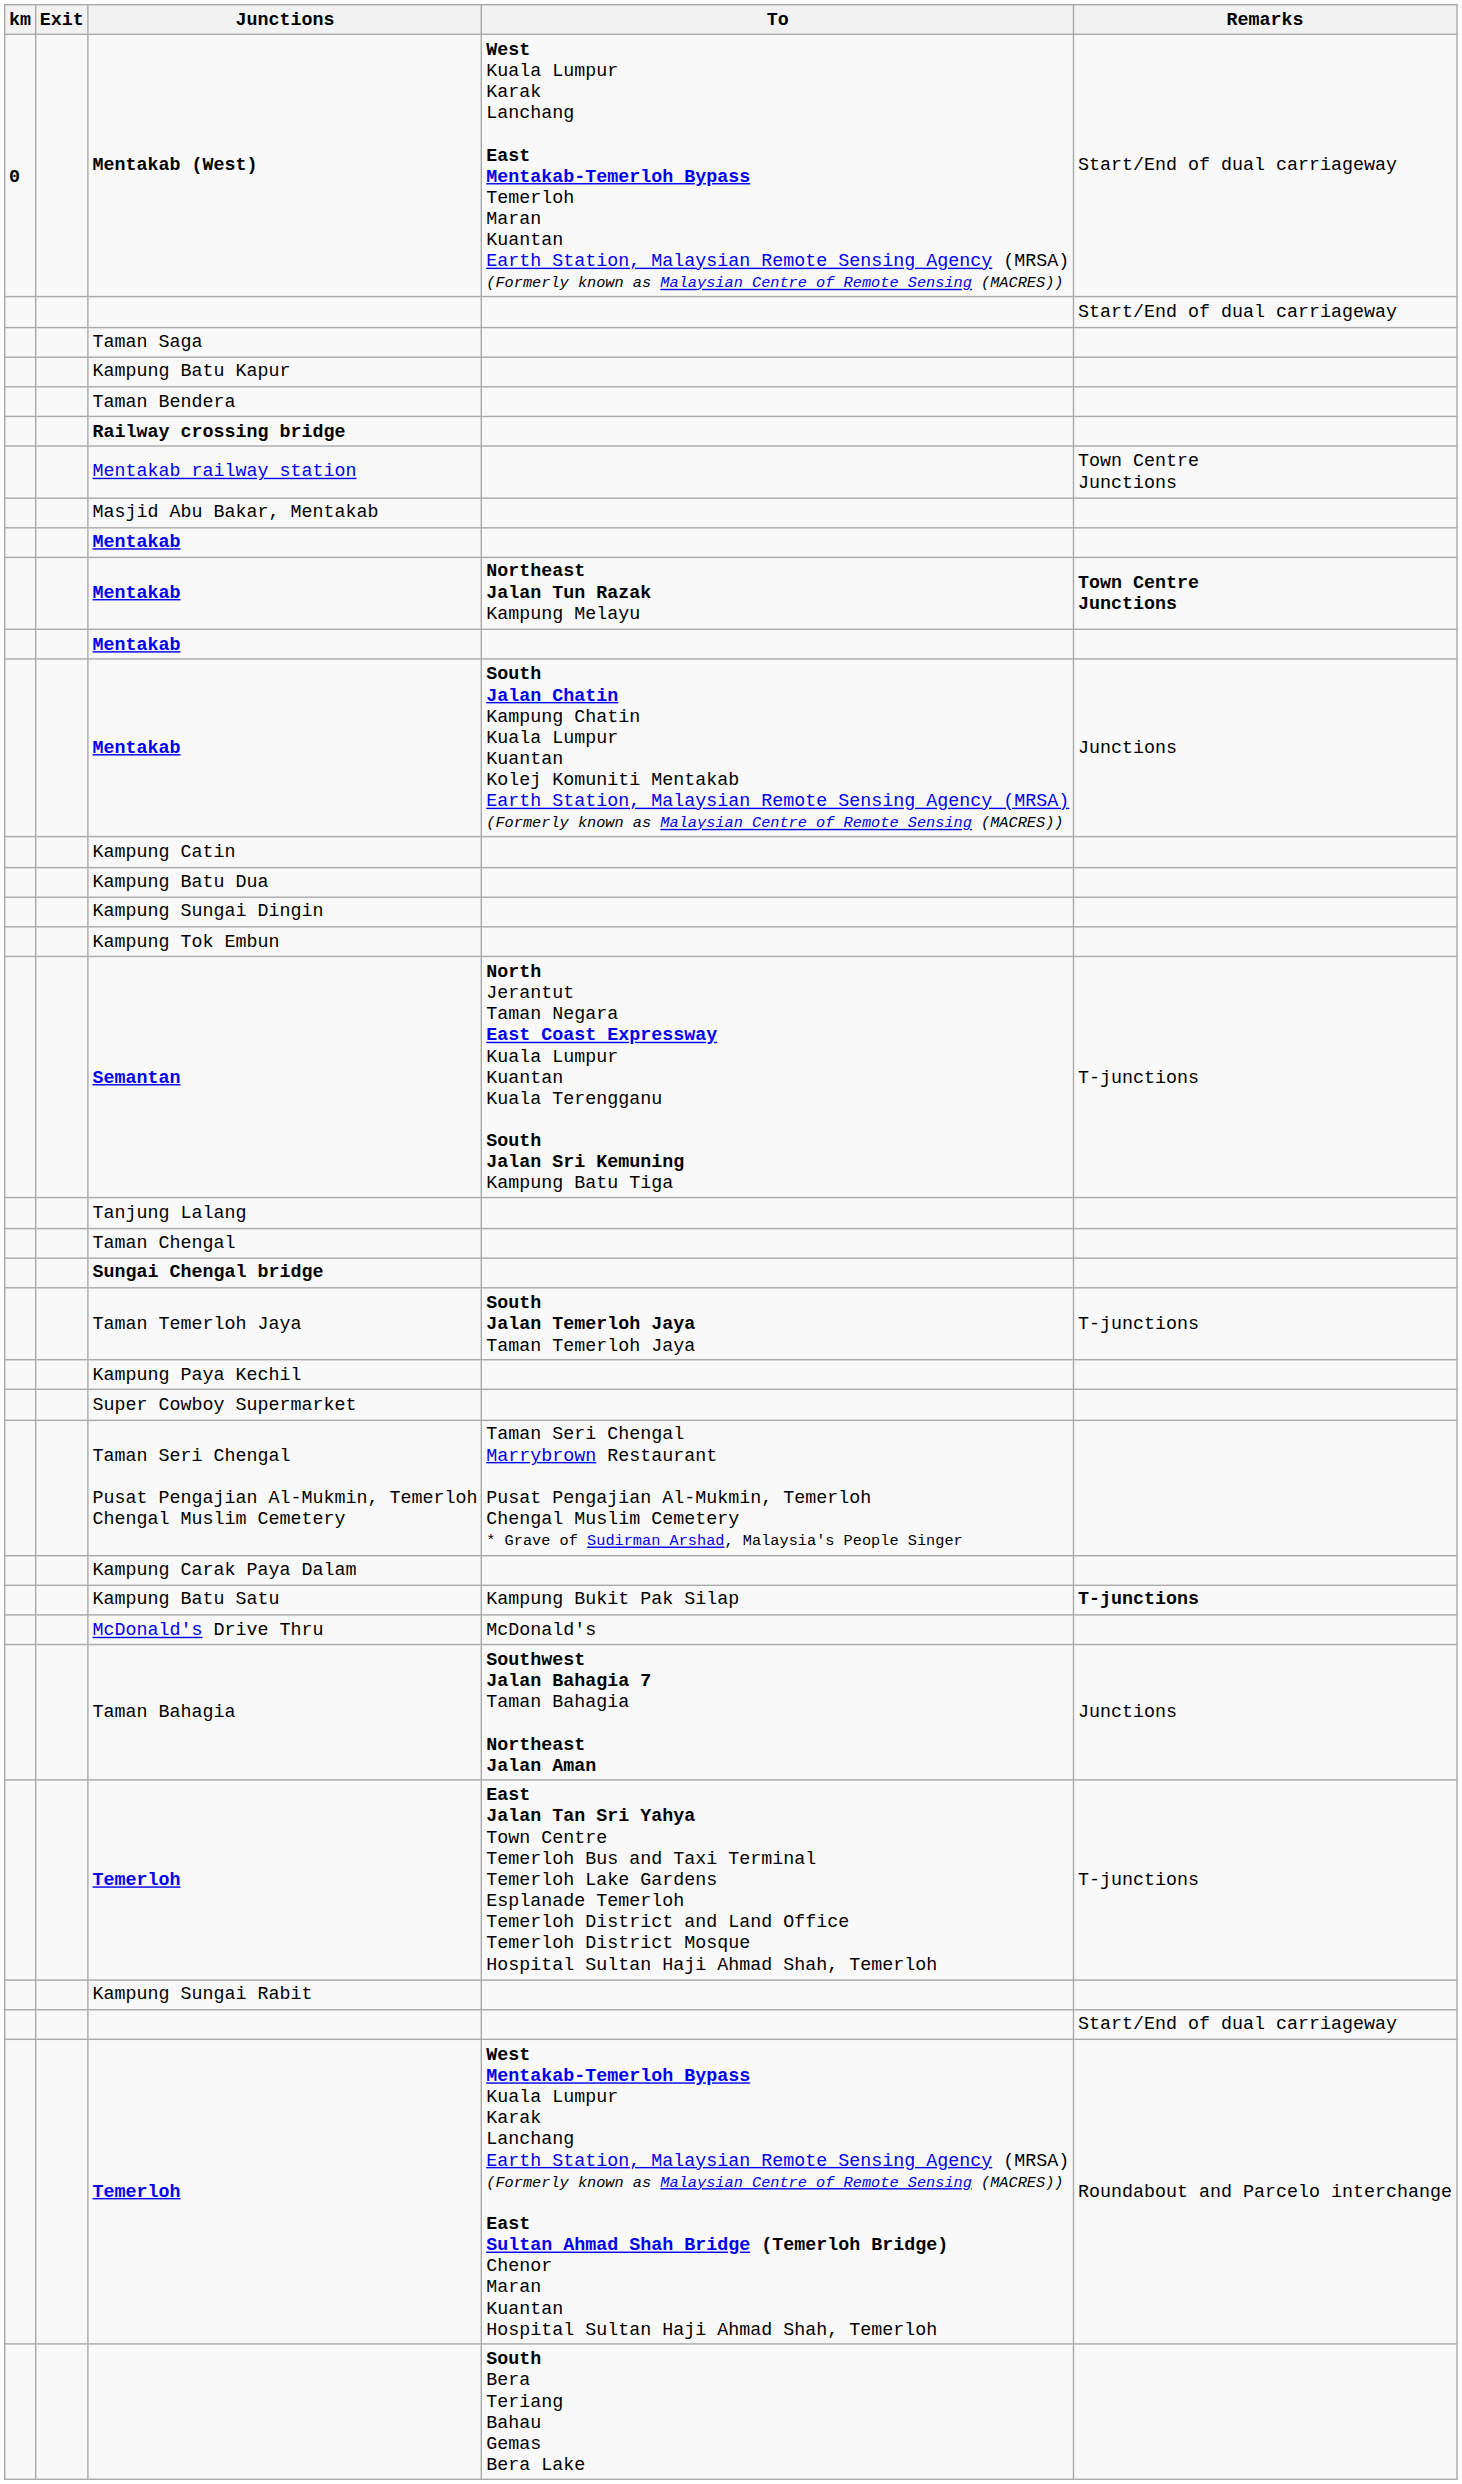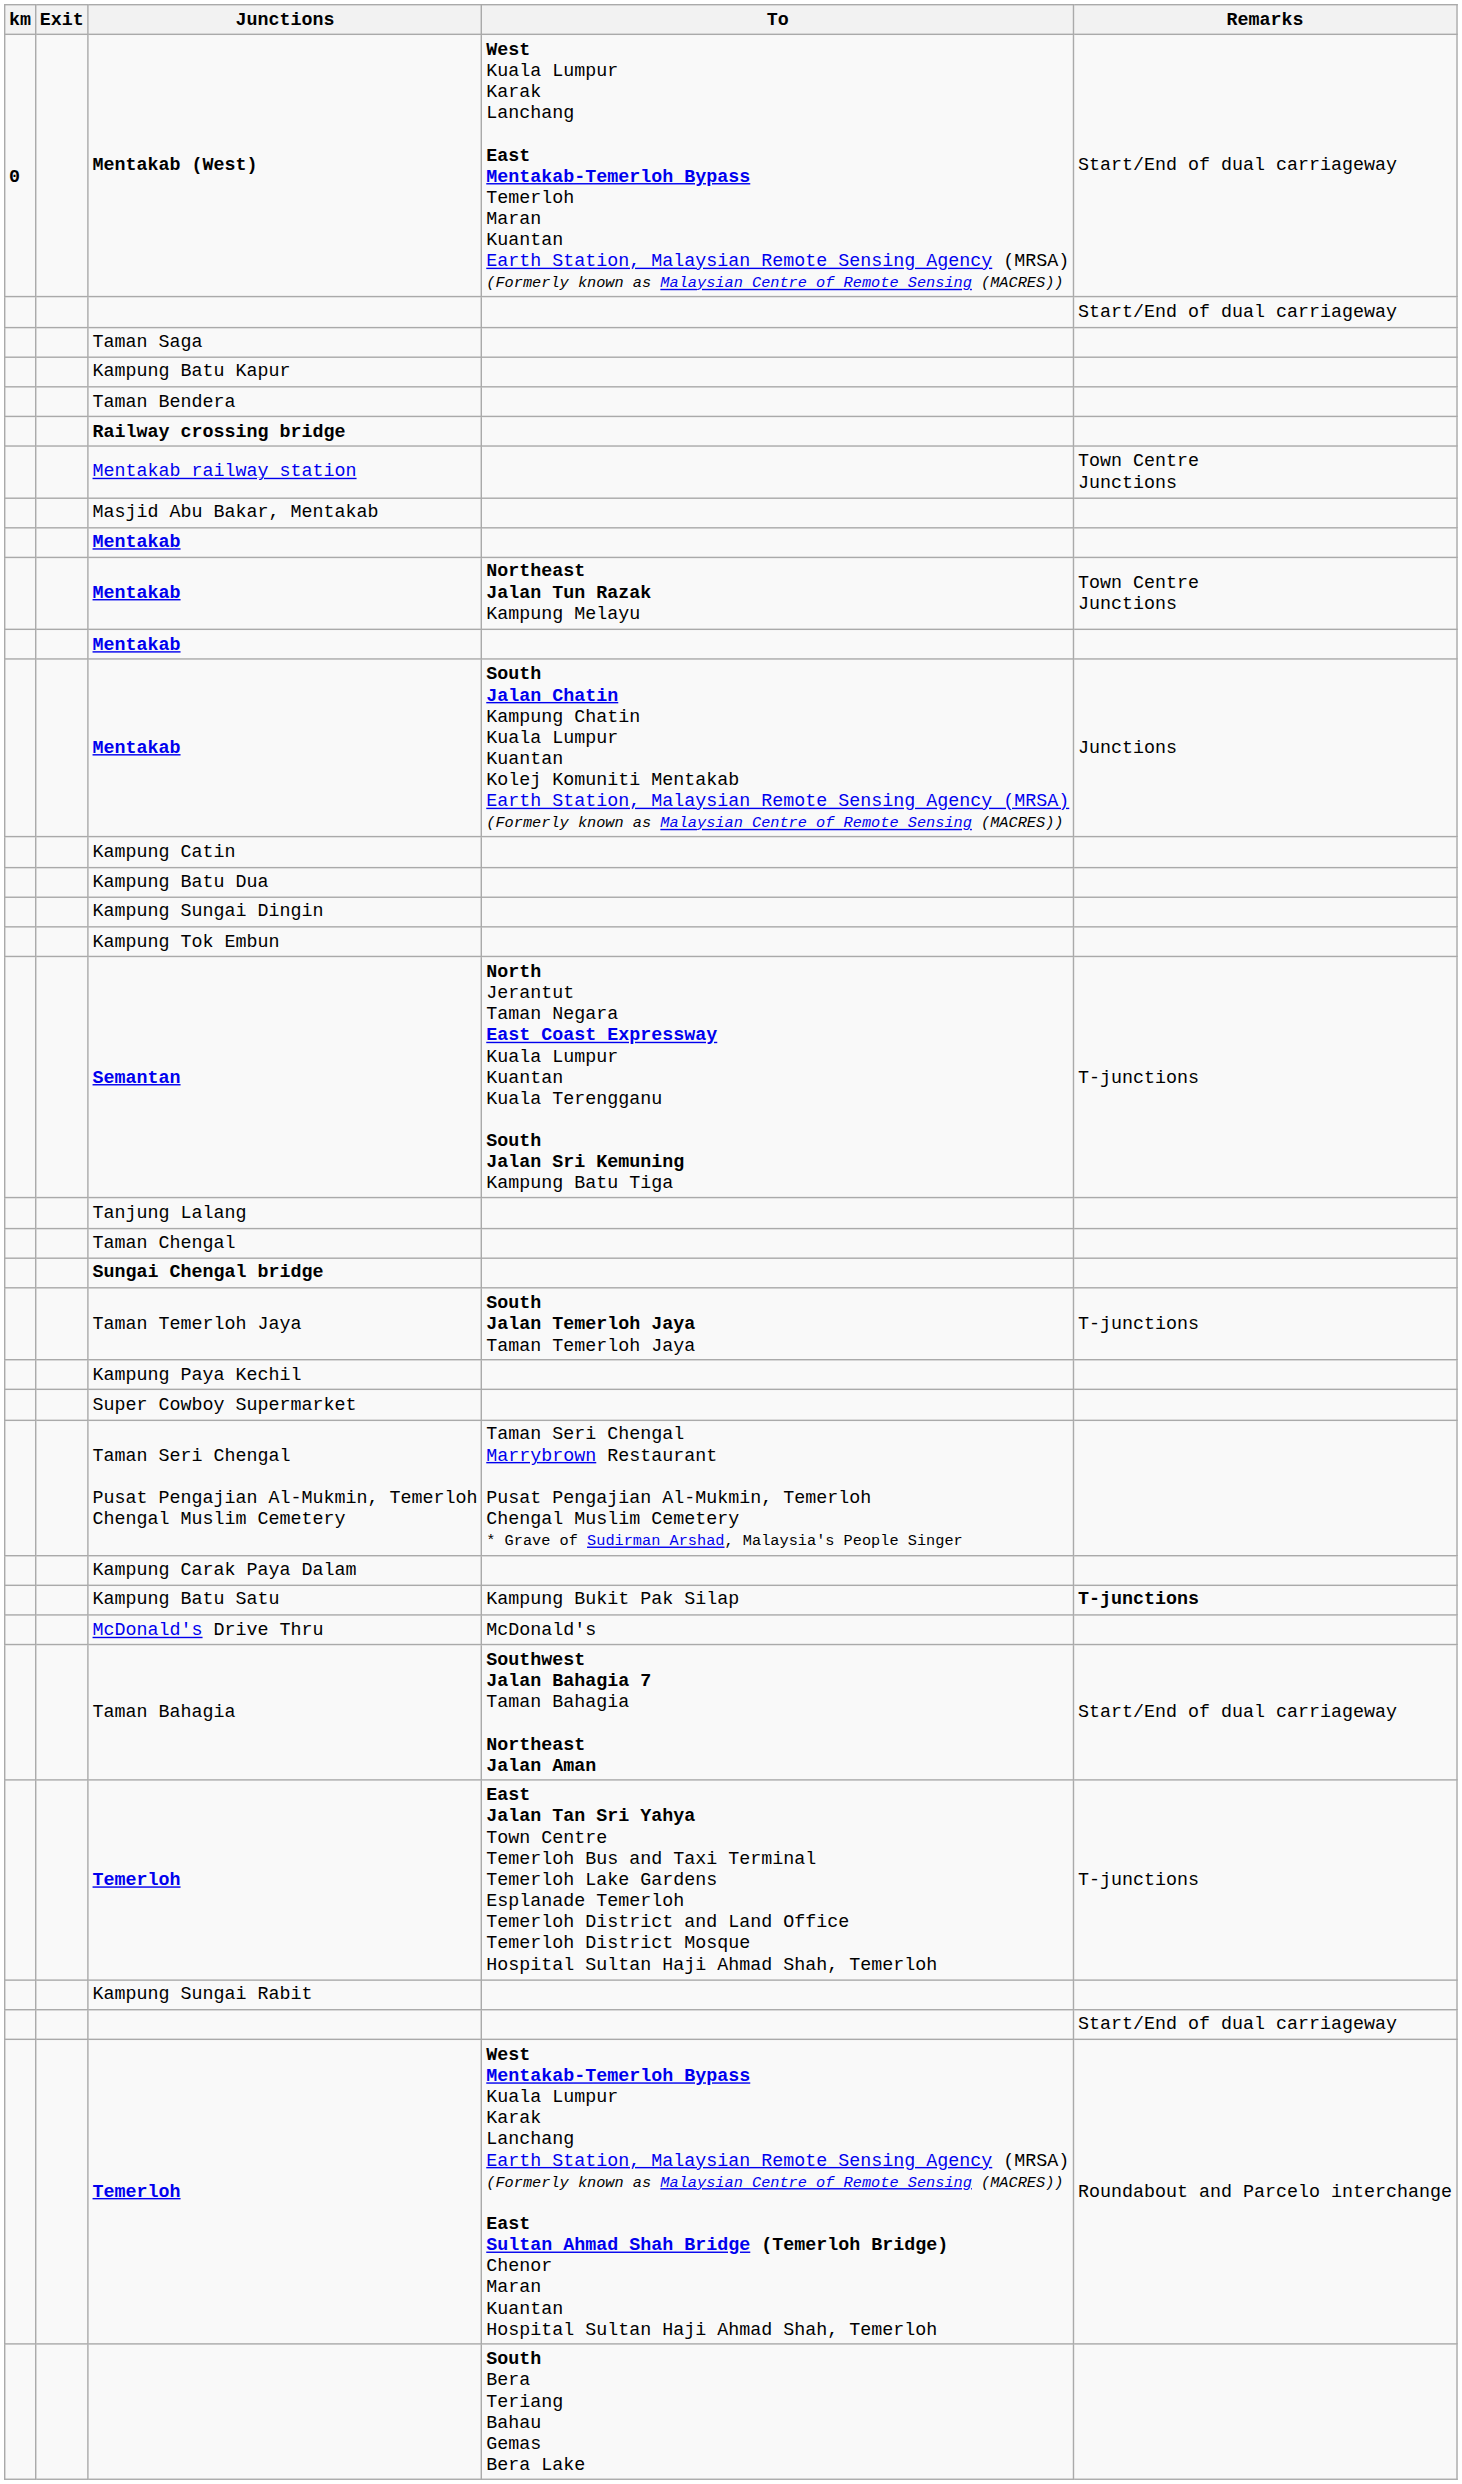(1138, 593) bold -> (1138, 593) normal
(1127, 1713) Junctions -> (1237, 1713) Start/End of dual carriageway
